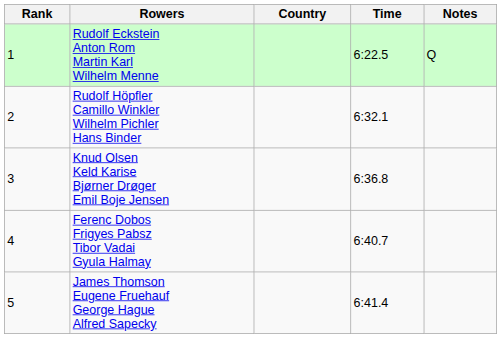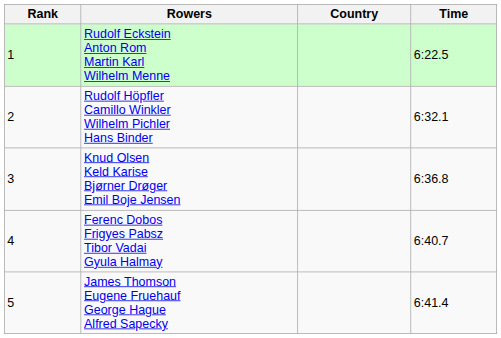- column: (460, 14)
